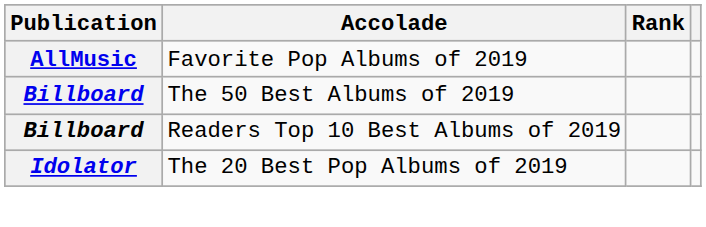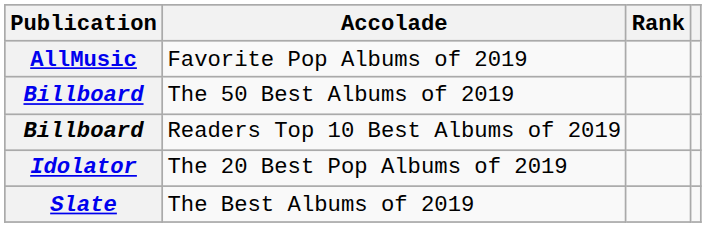+ row: (321, 204)
